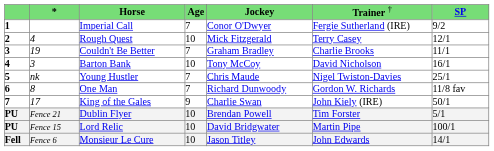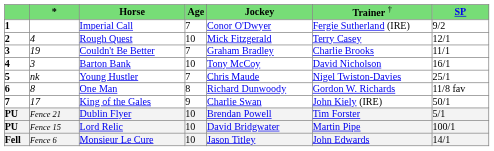(188, 89) 7 -> (188, 89) 8
